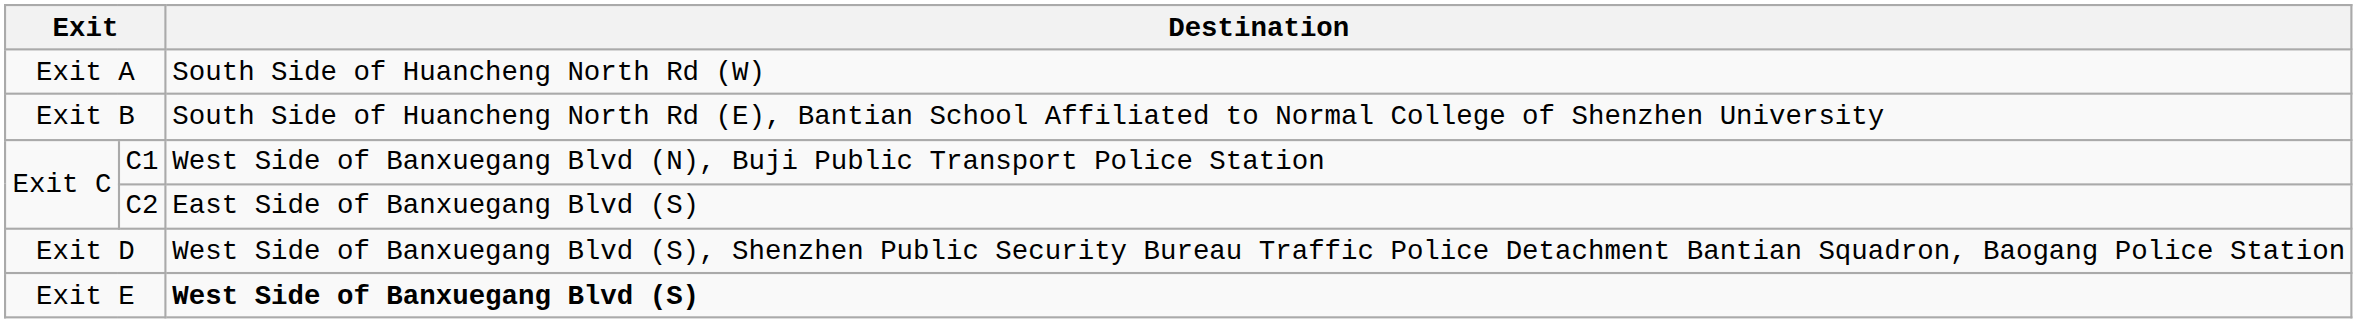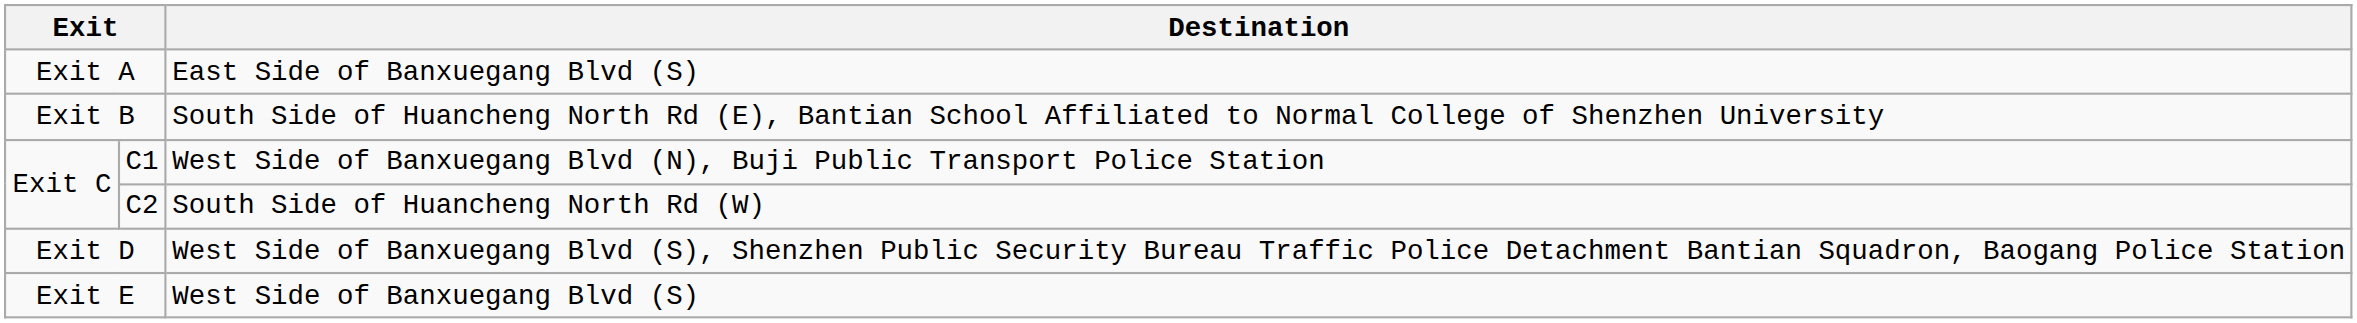(469, 72) South Side of Huancheng North Rd (W) -> (436, 72) East Side of Banxuegang Blvd (S)
(436, 206) East Side of Banxuegang Blvd (S) -> (469, 206) South Side of Huancheng North Rd (W)
(436, 296) bold -> (436, 296) normal
